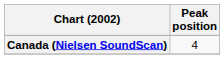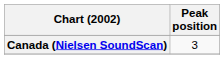(195, 44) 4 -> (195, 44) 3
